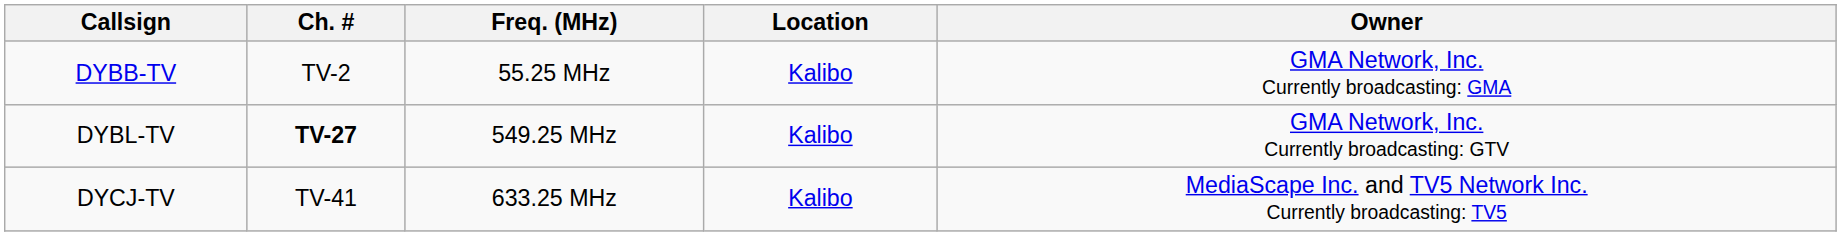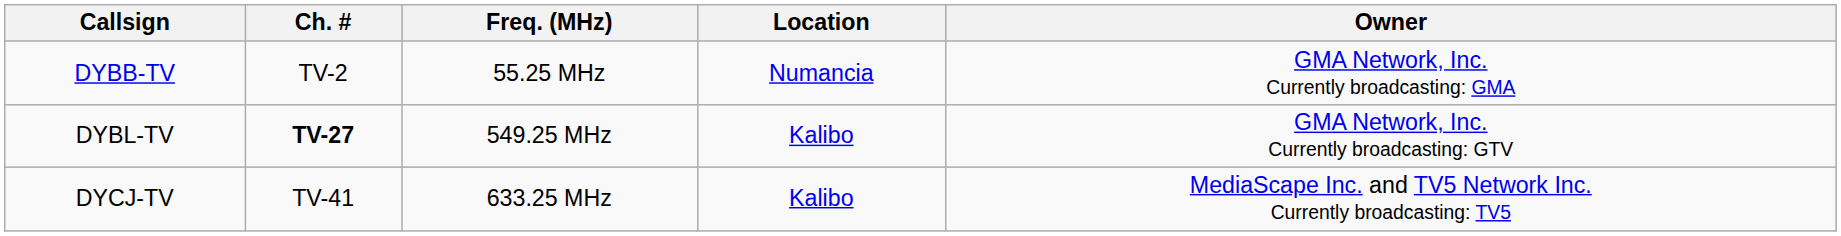(820, 72) Kalibo -> (821, 72) Numancia
